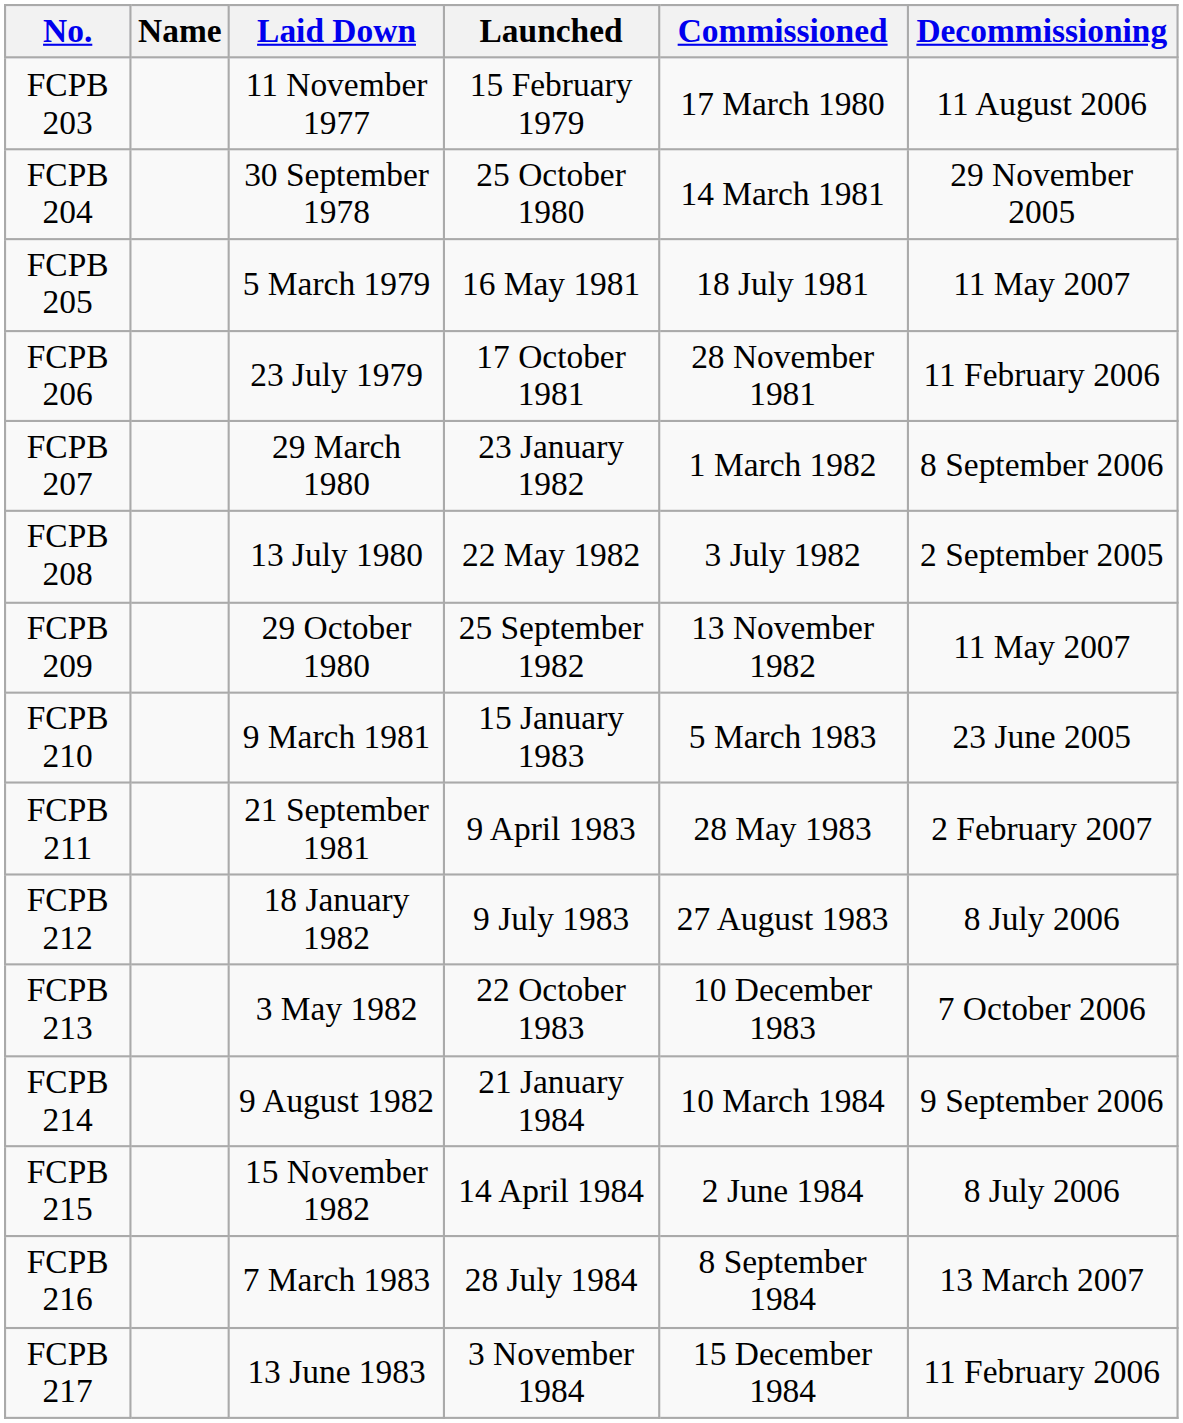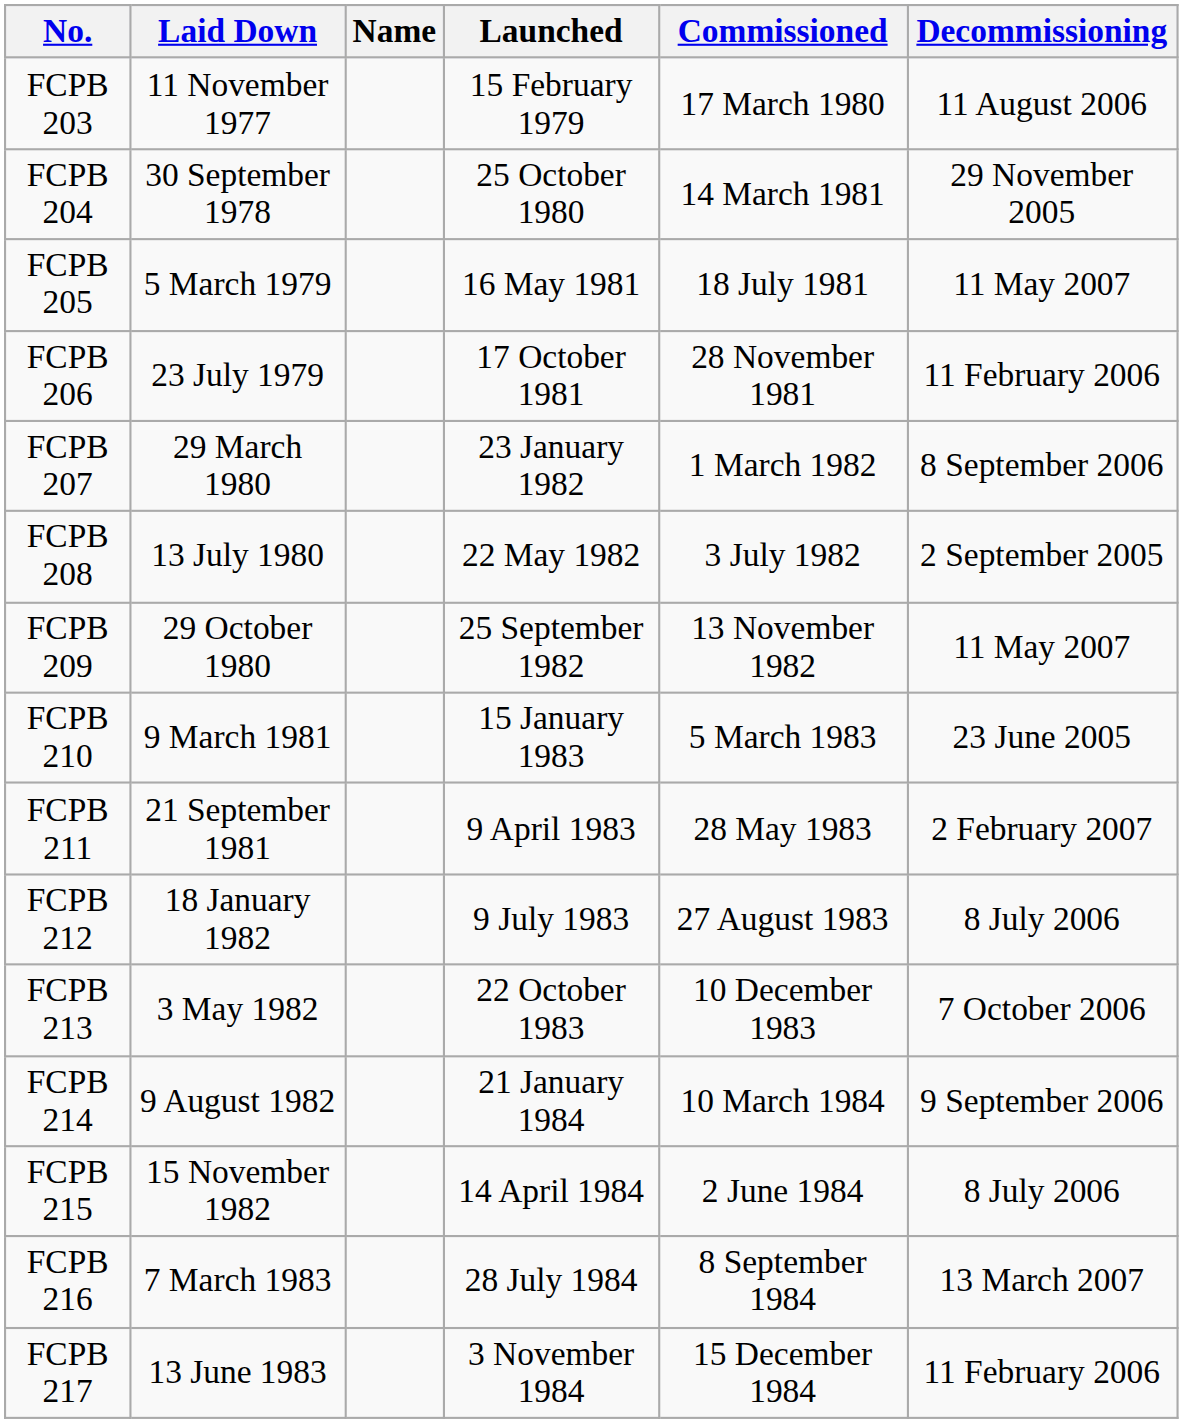columns swapped: (180, 31) <-> (337, 31)
